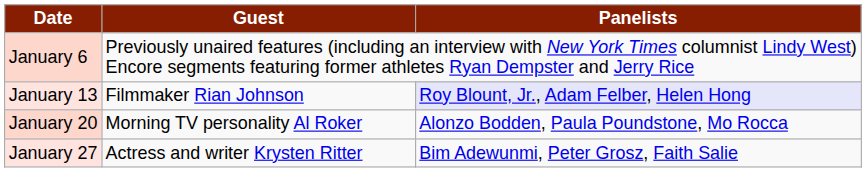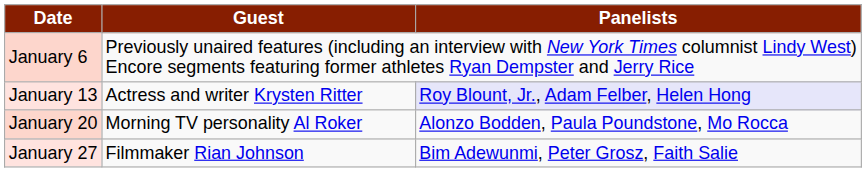(205, 95) Filmmaker Rian Johnson -> (234, 95) Actress and writer Krysten Ritter
(234, 152) Actress and writer Krysten Ritter -> (205, 152) Filmmaker Rian Johnson
